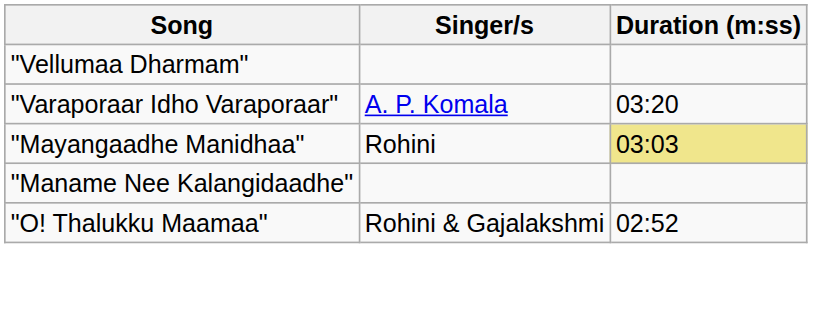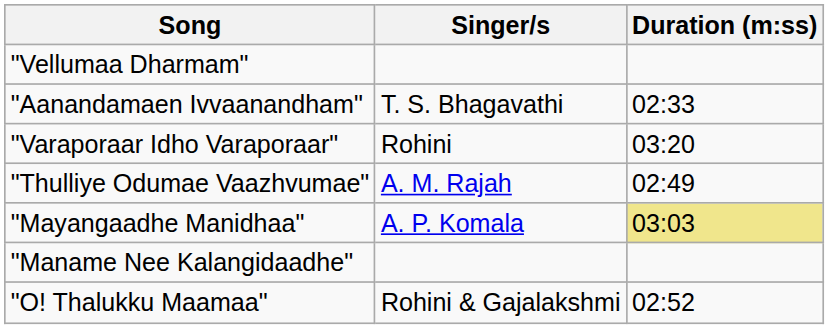+ row: (187, 104)
(436, 104) A. P. Komala -> (416, 144) Rohini
+ row: (190, 184)
(400, 144) Rohini -> (452, 223) A. P. Komala
